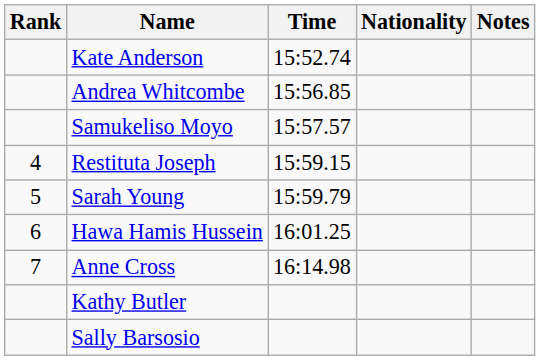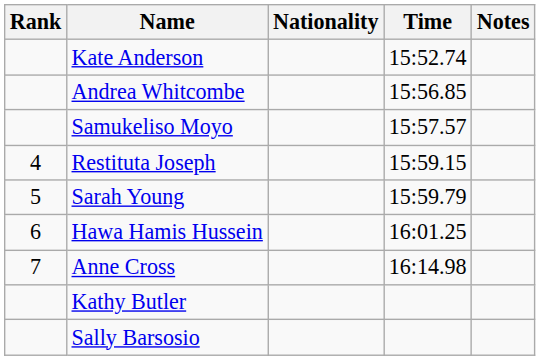columns swapped: (414, 22) <-> (312, 22)
